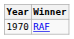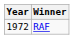(18, 27) 1970 -> (18, 27) 1972
